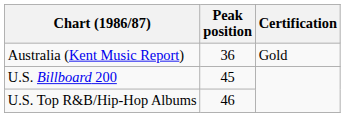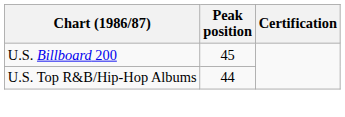- row: (96, 54)
(228, 100) 46 -> (228, 77) 44
